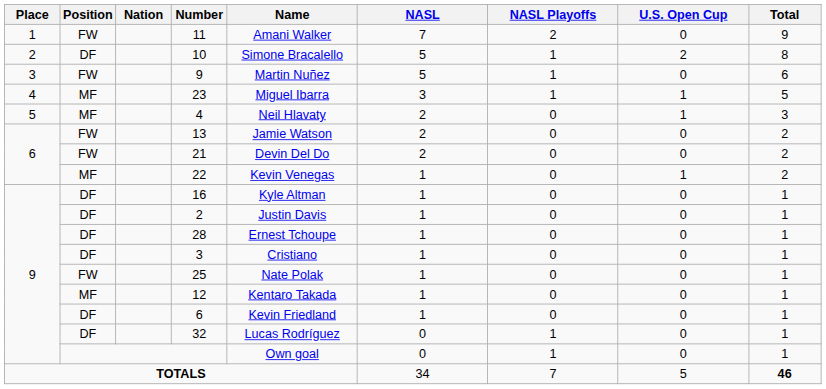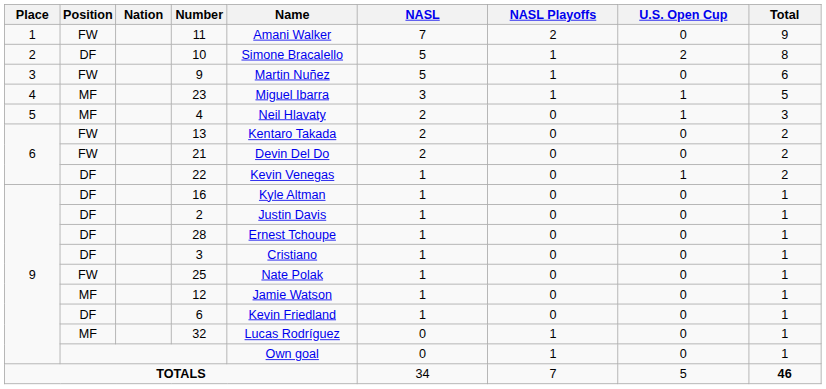(292, 134) Jamie Watson -> (292, 134) Kentaro Takada
(88, 174) MF -> (88, 174) DF
(292, 294) Kentaro Takada -> (292, 294) Jamie Watson
(88, 334) DF -> (88, 334) MF
